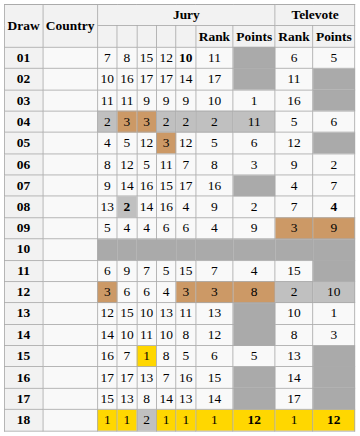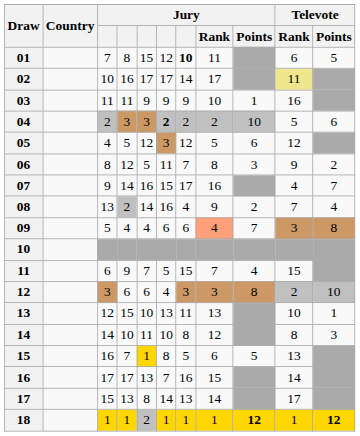(294, 79) no background -> (294, 79) khaki background
(166, 121) normal -> (166, 121) bold
(254, 121) 11 -> (254, 121) 10
(127, 206) bold -> (127, 206) normal
(334, 206) bold -> (334, 206) normal
(214, 228) no background -> (214, 228) lightsalmon background
(254, 228) 9 -> (254, 228) 7
(334, 228) 9 -> (334, 228) 8
